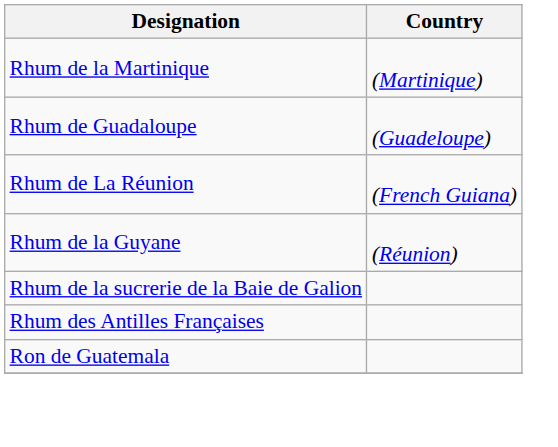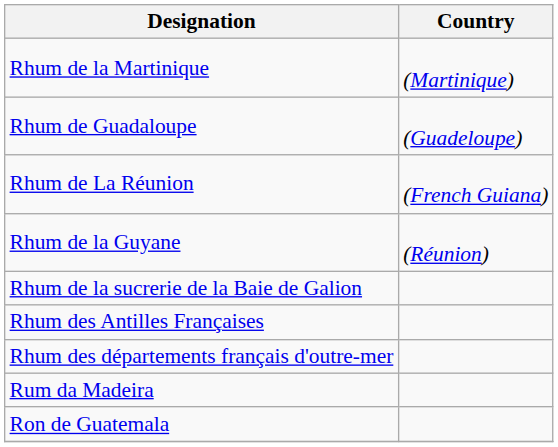+ row: (201, 355)
+ row: (82, 390)
